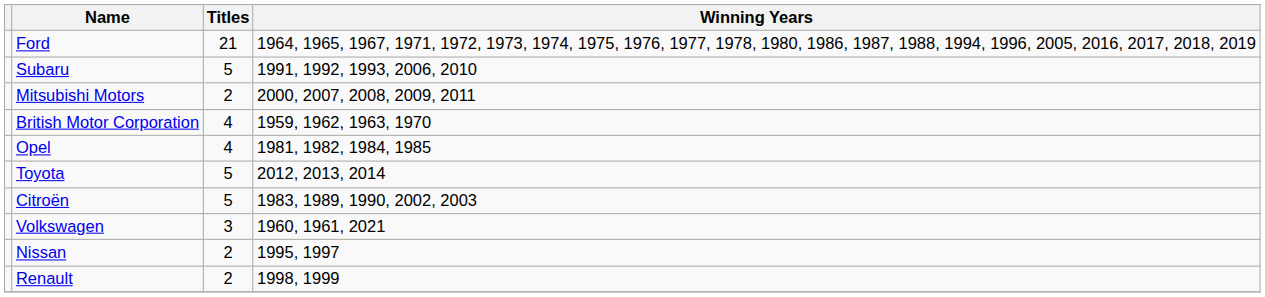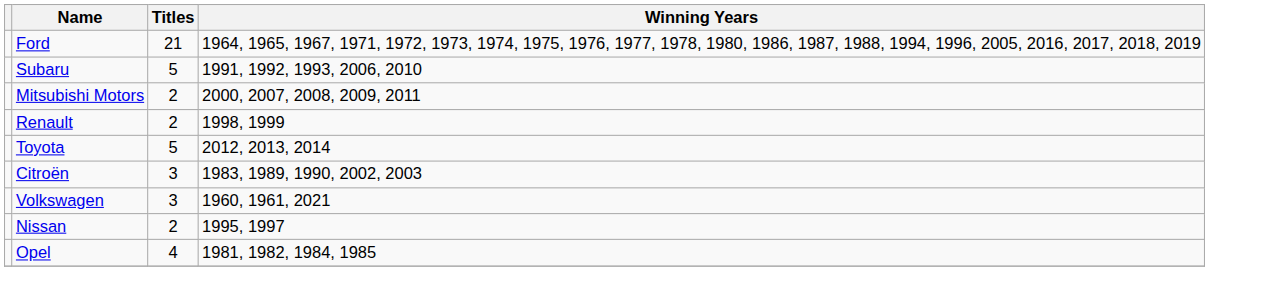- row: (107, 122)
rows swapped: (33, 148) <-> (44, 278)
(228, 200) 5 -> (173, 174) 3
